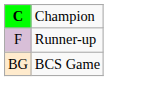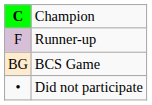+ row: (89, 87)
